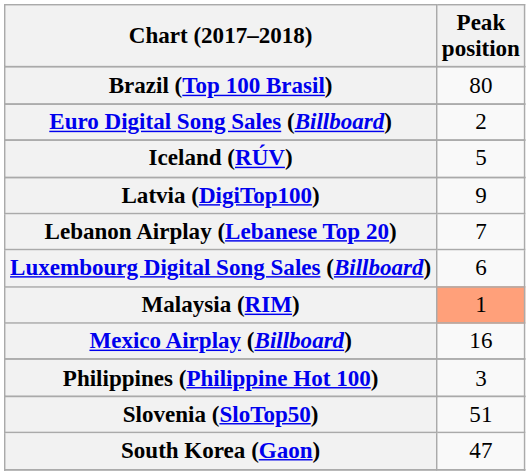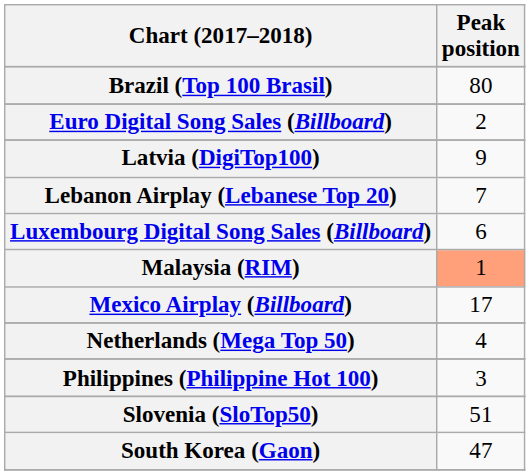- row: (221, 158)
(481, 341) 16 -> (481, 304) 17
+ row: (221, 341)
